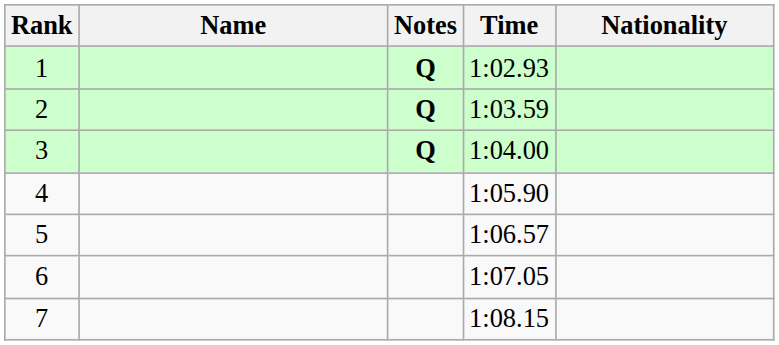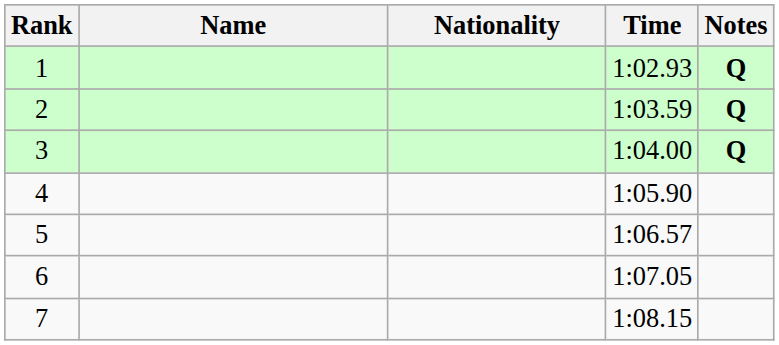columns swapped: (664, 25) <-> (425, 25)
